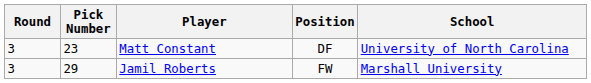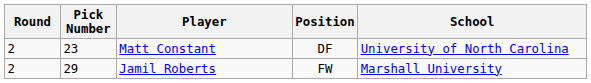(11, 49) 3 -> (11, 49) 2
(11, 69) 3 -> (11, 69) 2
